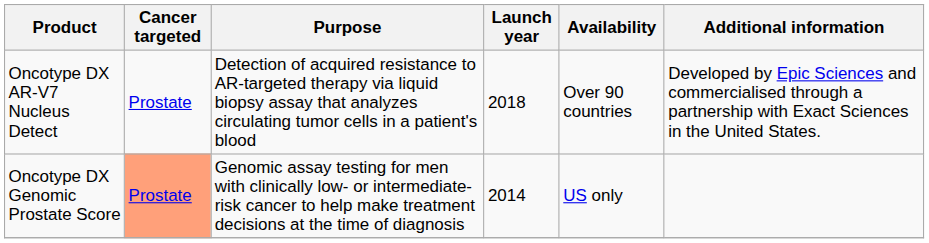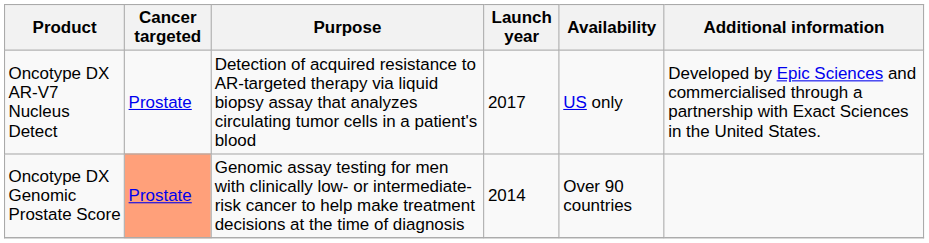(507, 102) 2018 -> (507, 102) 2017
(598, 102) Over 90 countries -> (593, 102) US only
(593, 195) US only -> (598, 195) Over 90 countries
